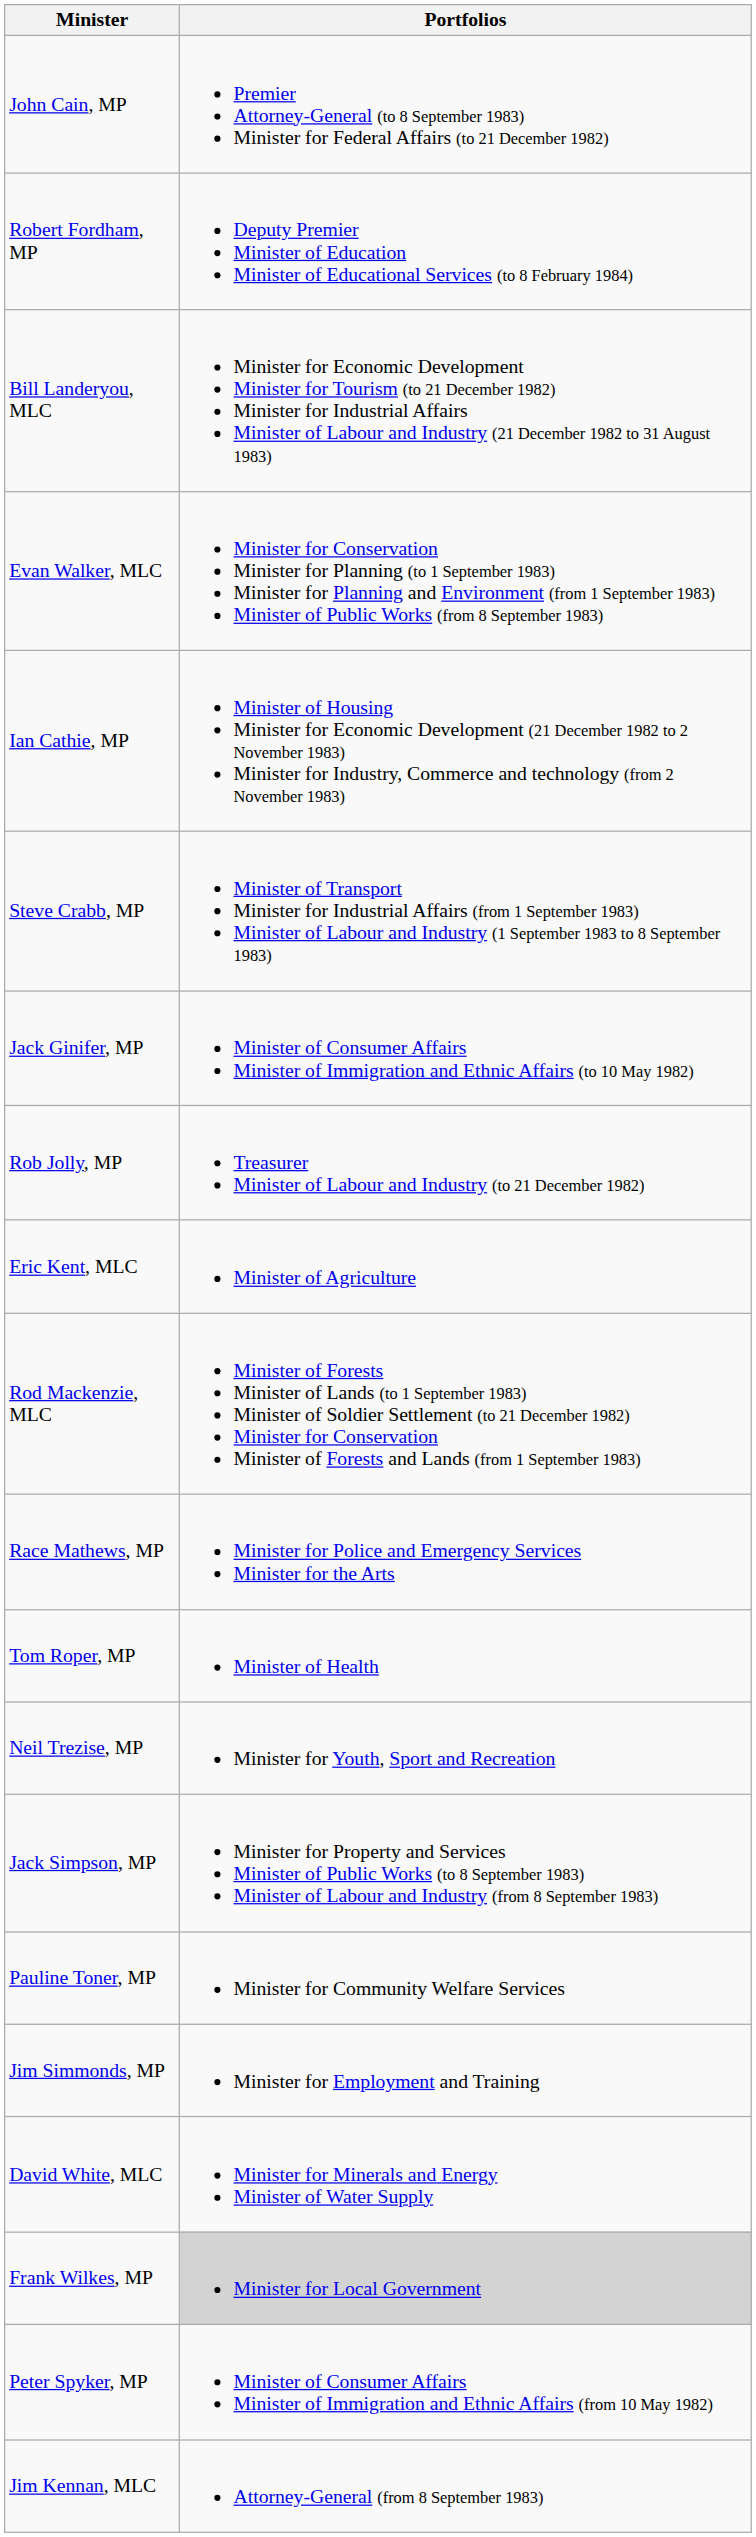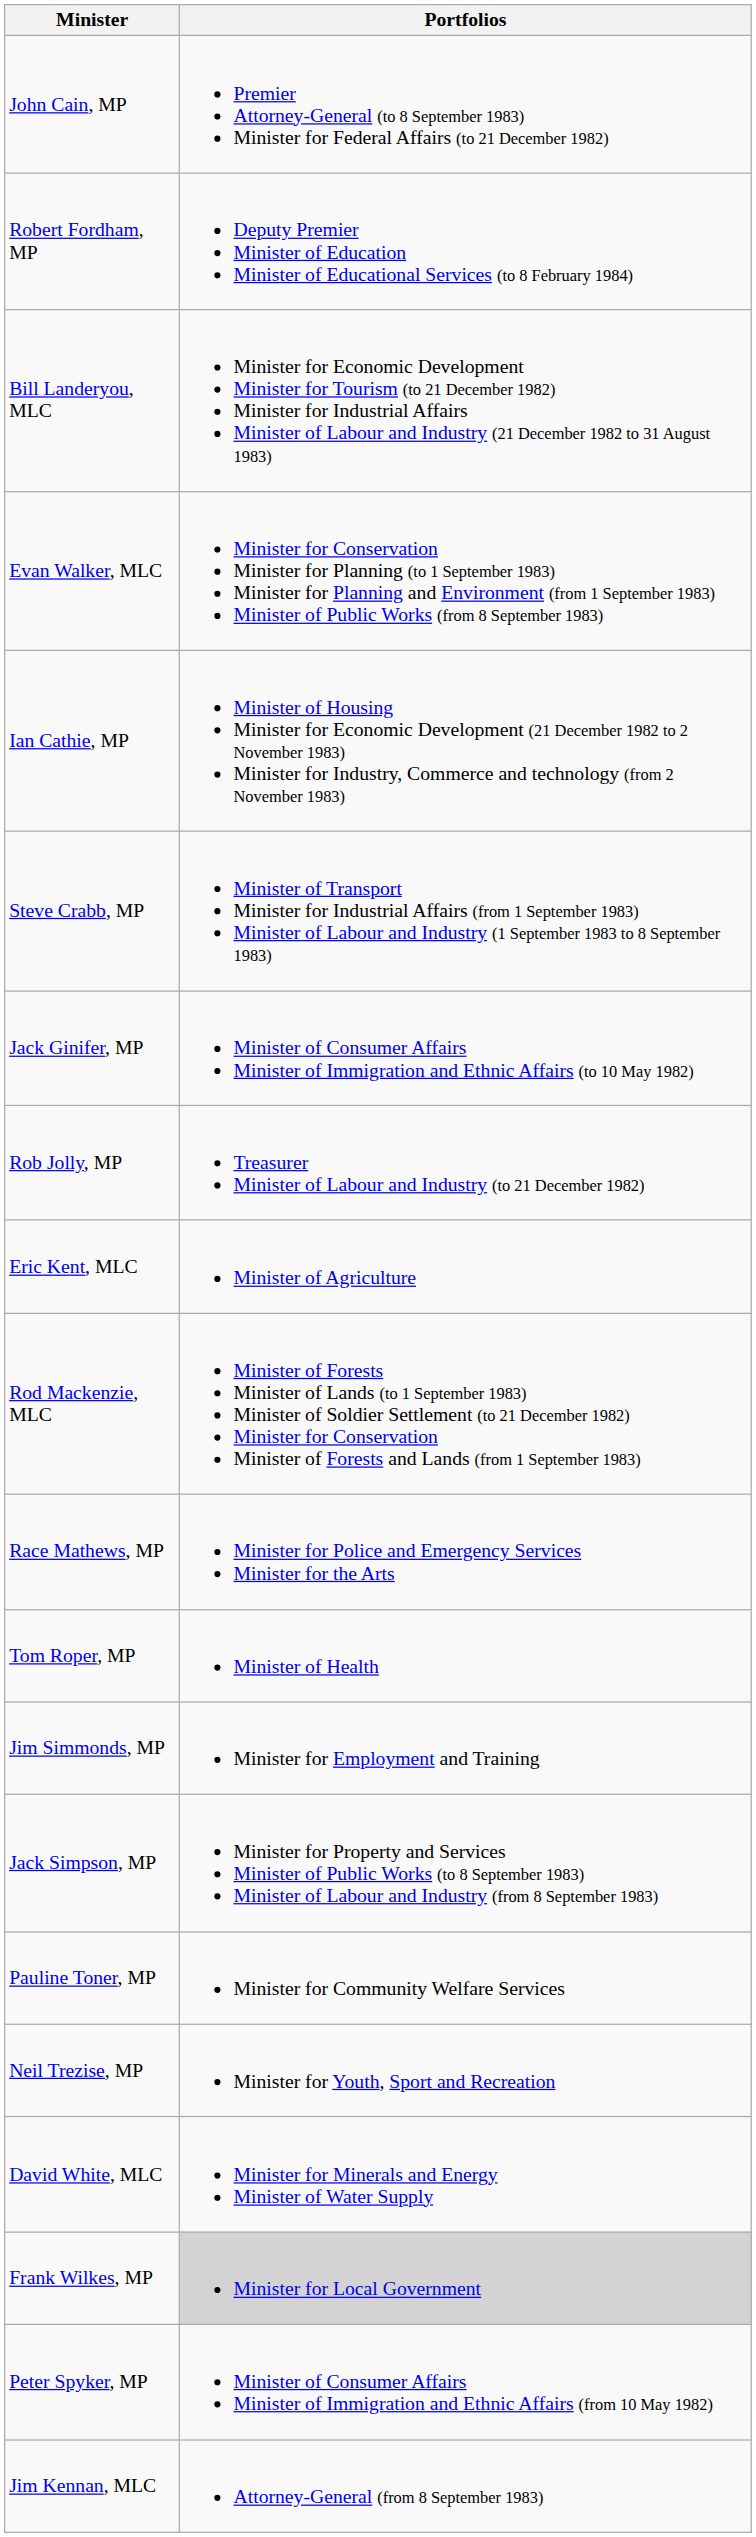rows swapped: (87, 2070) <-> (76, 1748)
